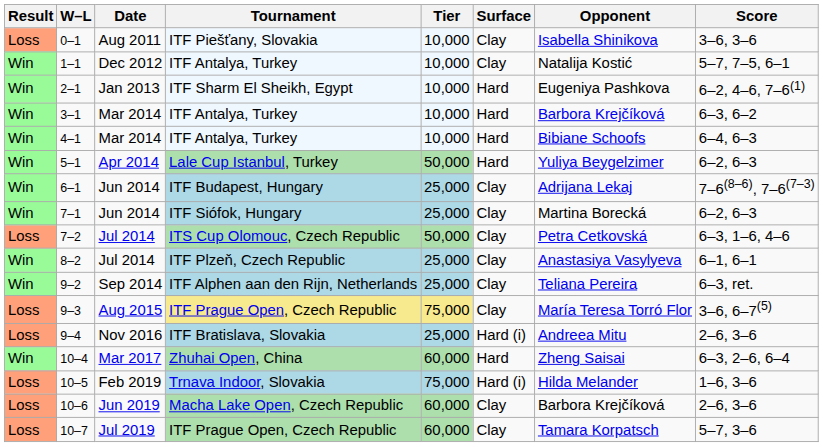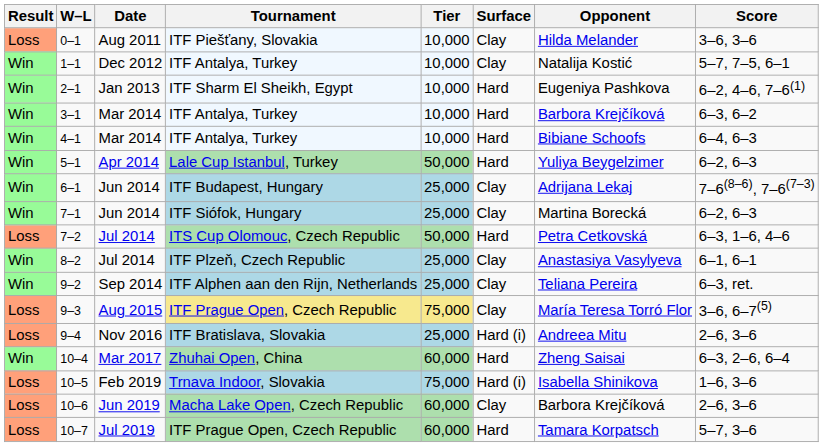(598, 39) Isabella Shinikova -> (588, 39) Hilda Melander
(491, 236) Clay -> (493, 236) Hard
(588, 382) Hilda Melander -> (598, 382) Isabella Shinikova
(491, 429) Clay -> (493, 429) Hard
